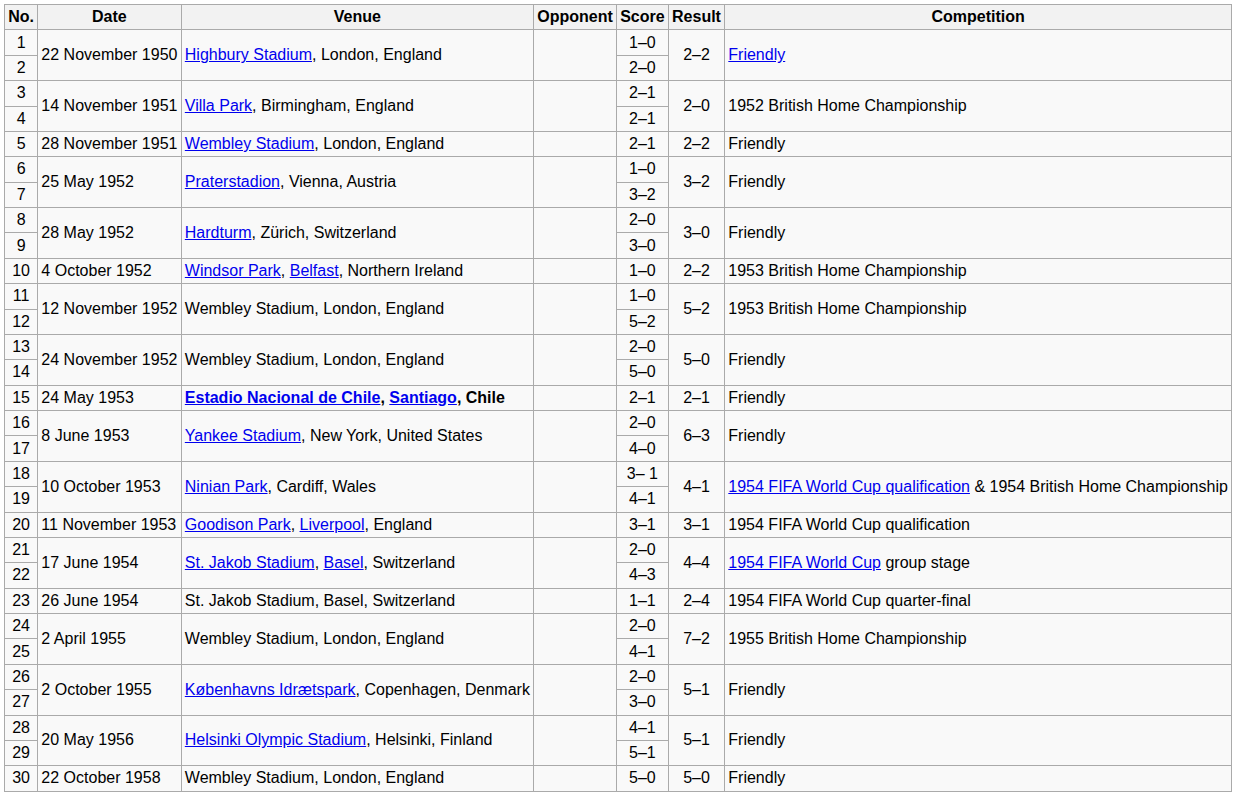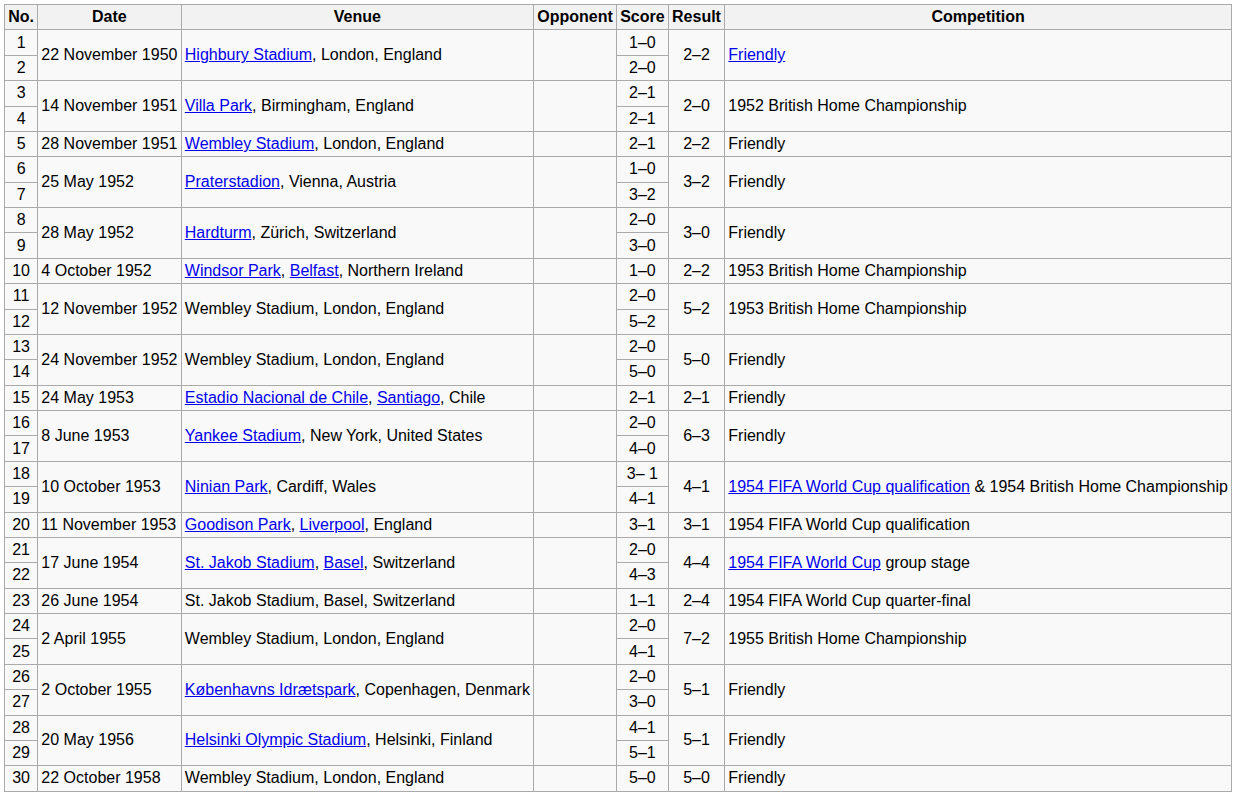(642, 296) 1–0 -> (642, 296) 2–0
(345, 397) bold -> (335, 397) normal
